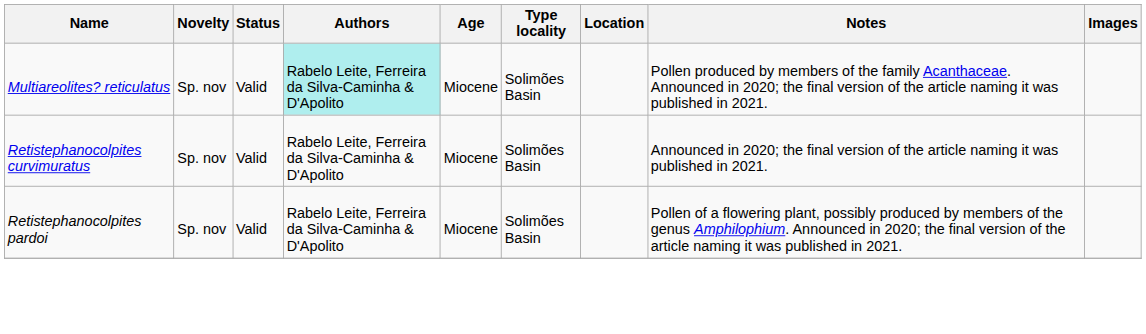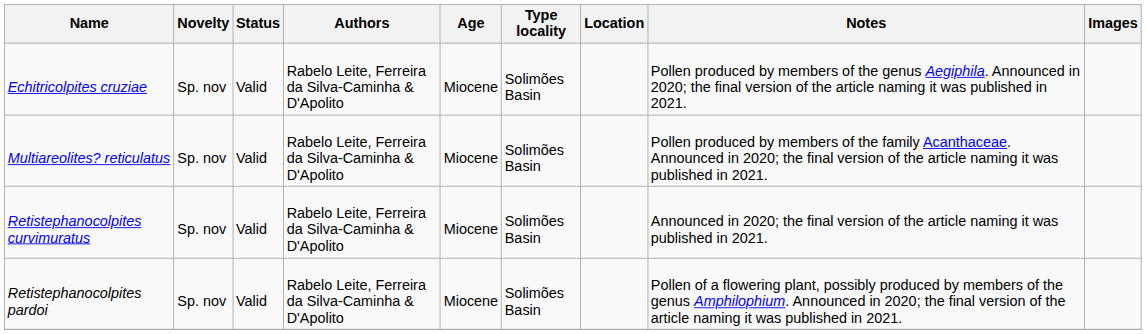+ row: (77, 87)
(356, 87) paleturquoise background -> (356, 158) no background
